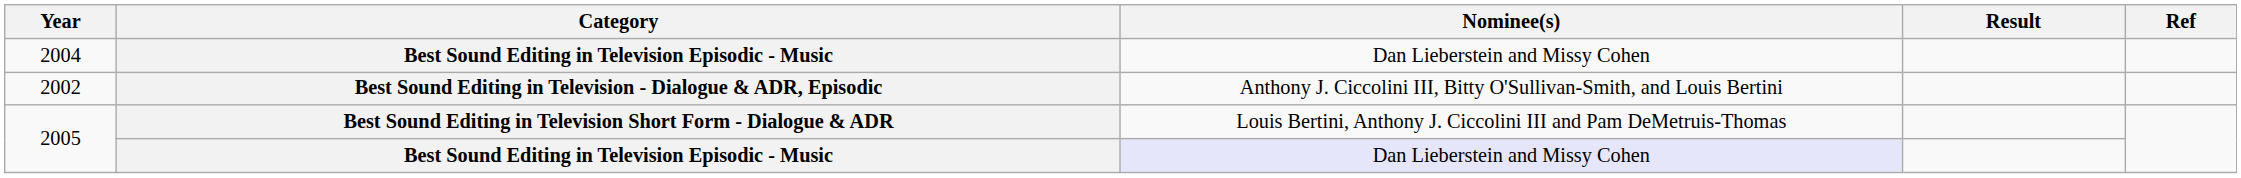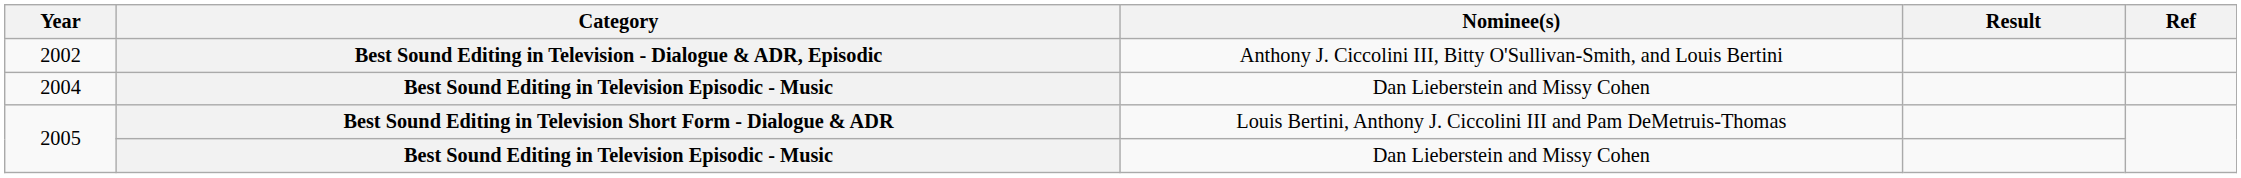rows swapped: (60, 88) <-> (60, 55)
(1511, 155) lavender background -> (1511, 155) no background
